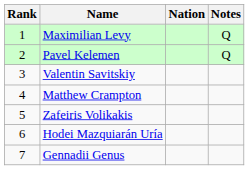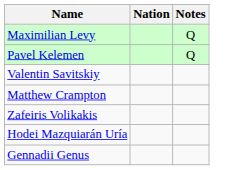- column: (22, 14)
